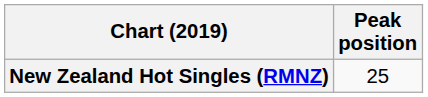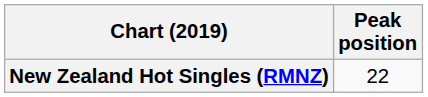(378, 75) 25 -> (378, 75) 22
